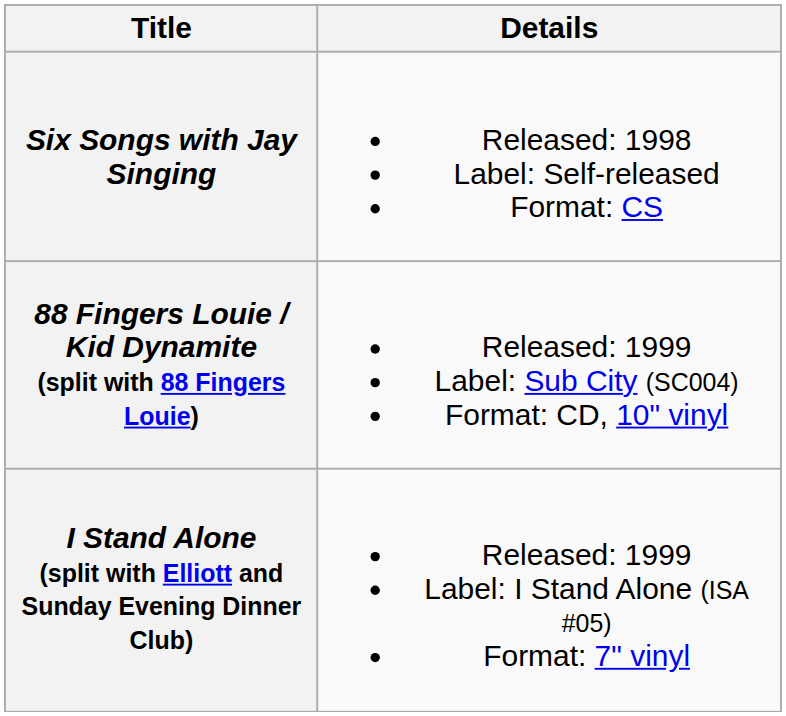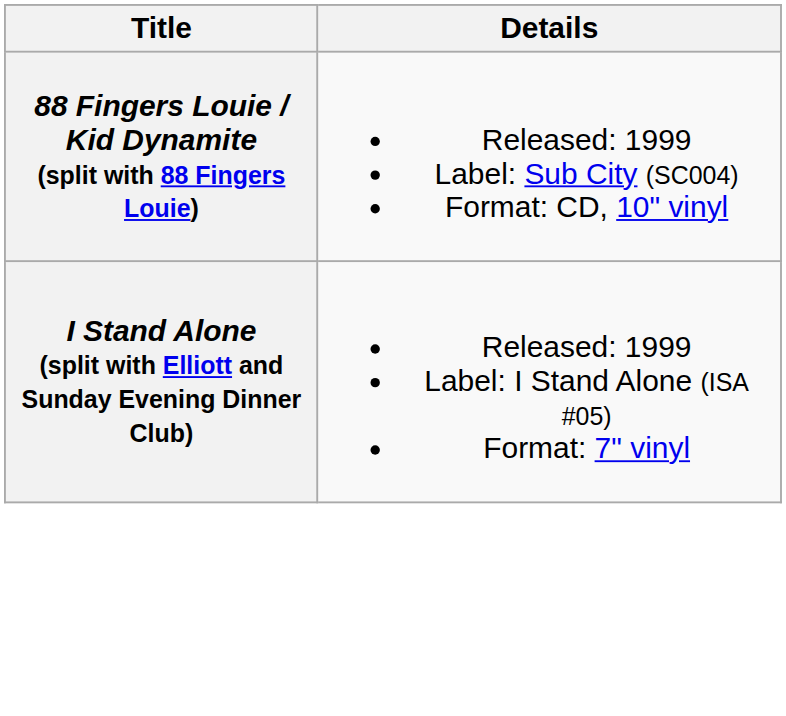- row: (161, 156)
